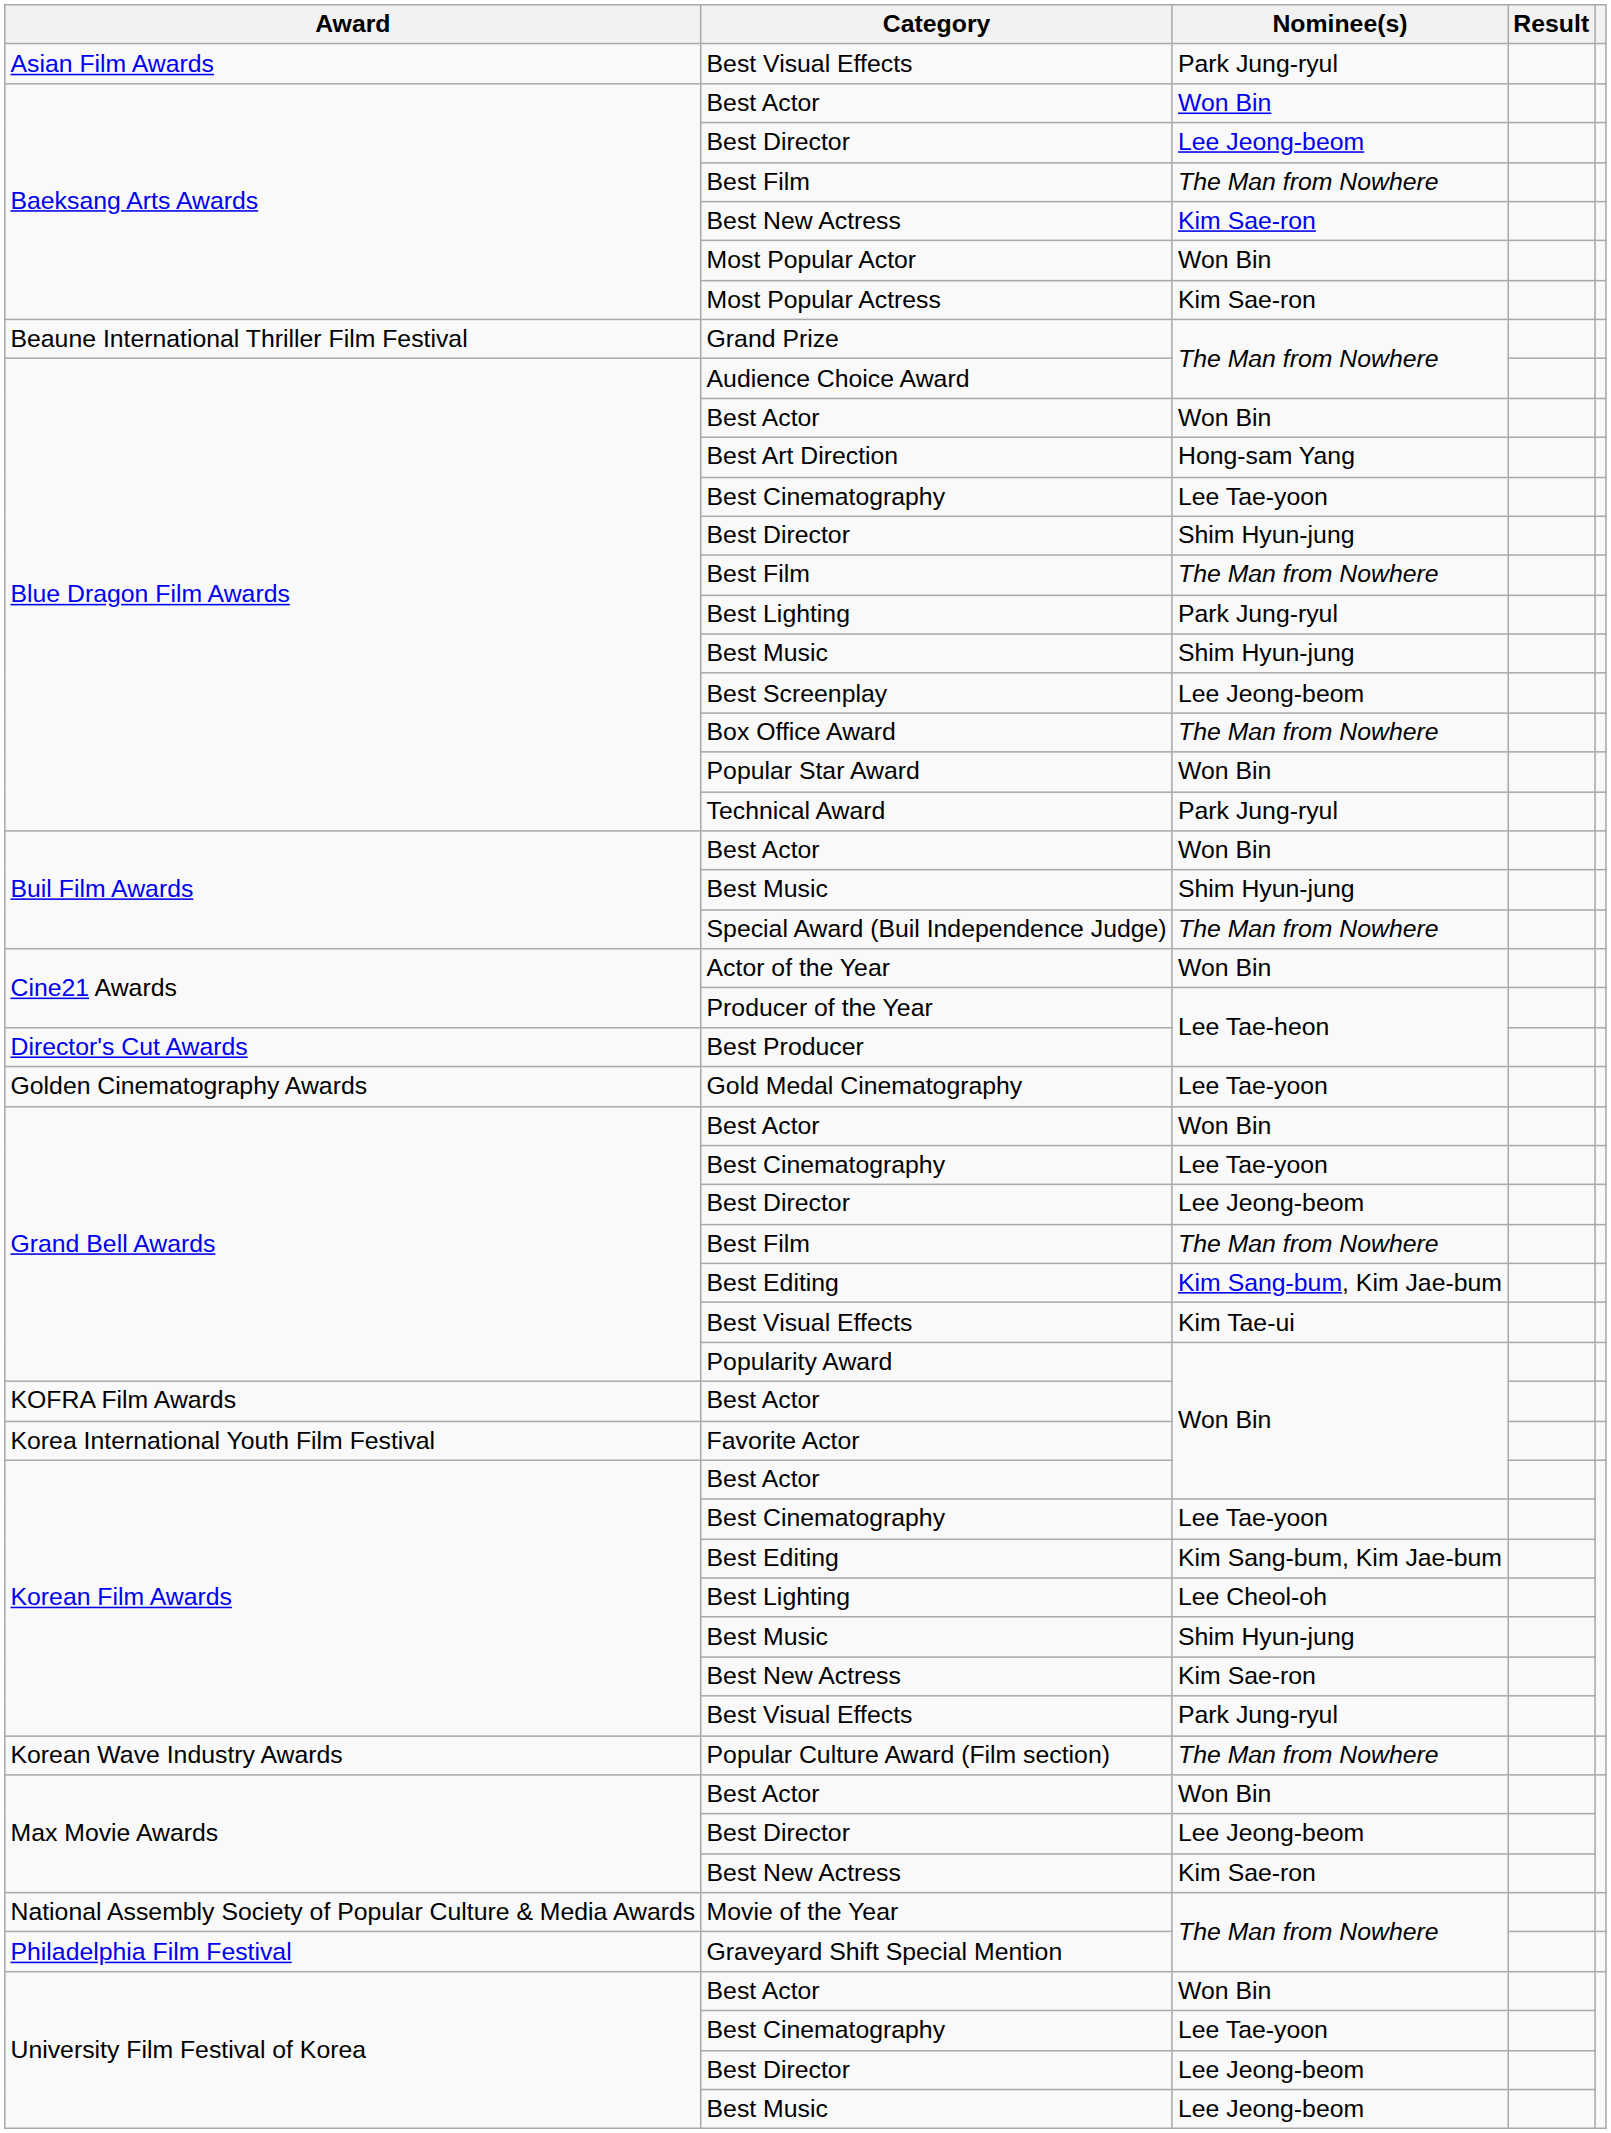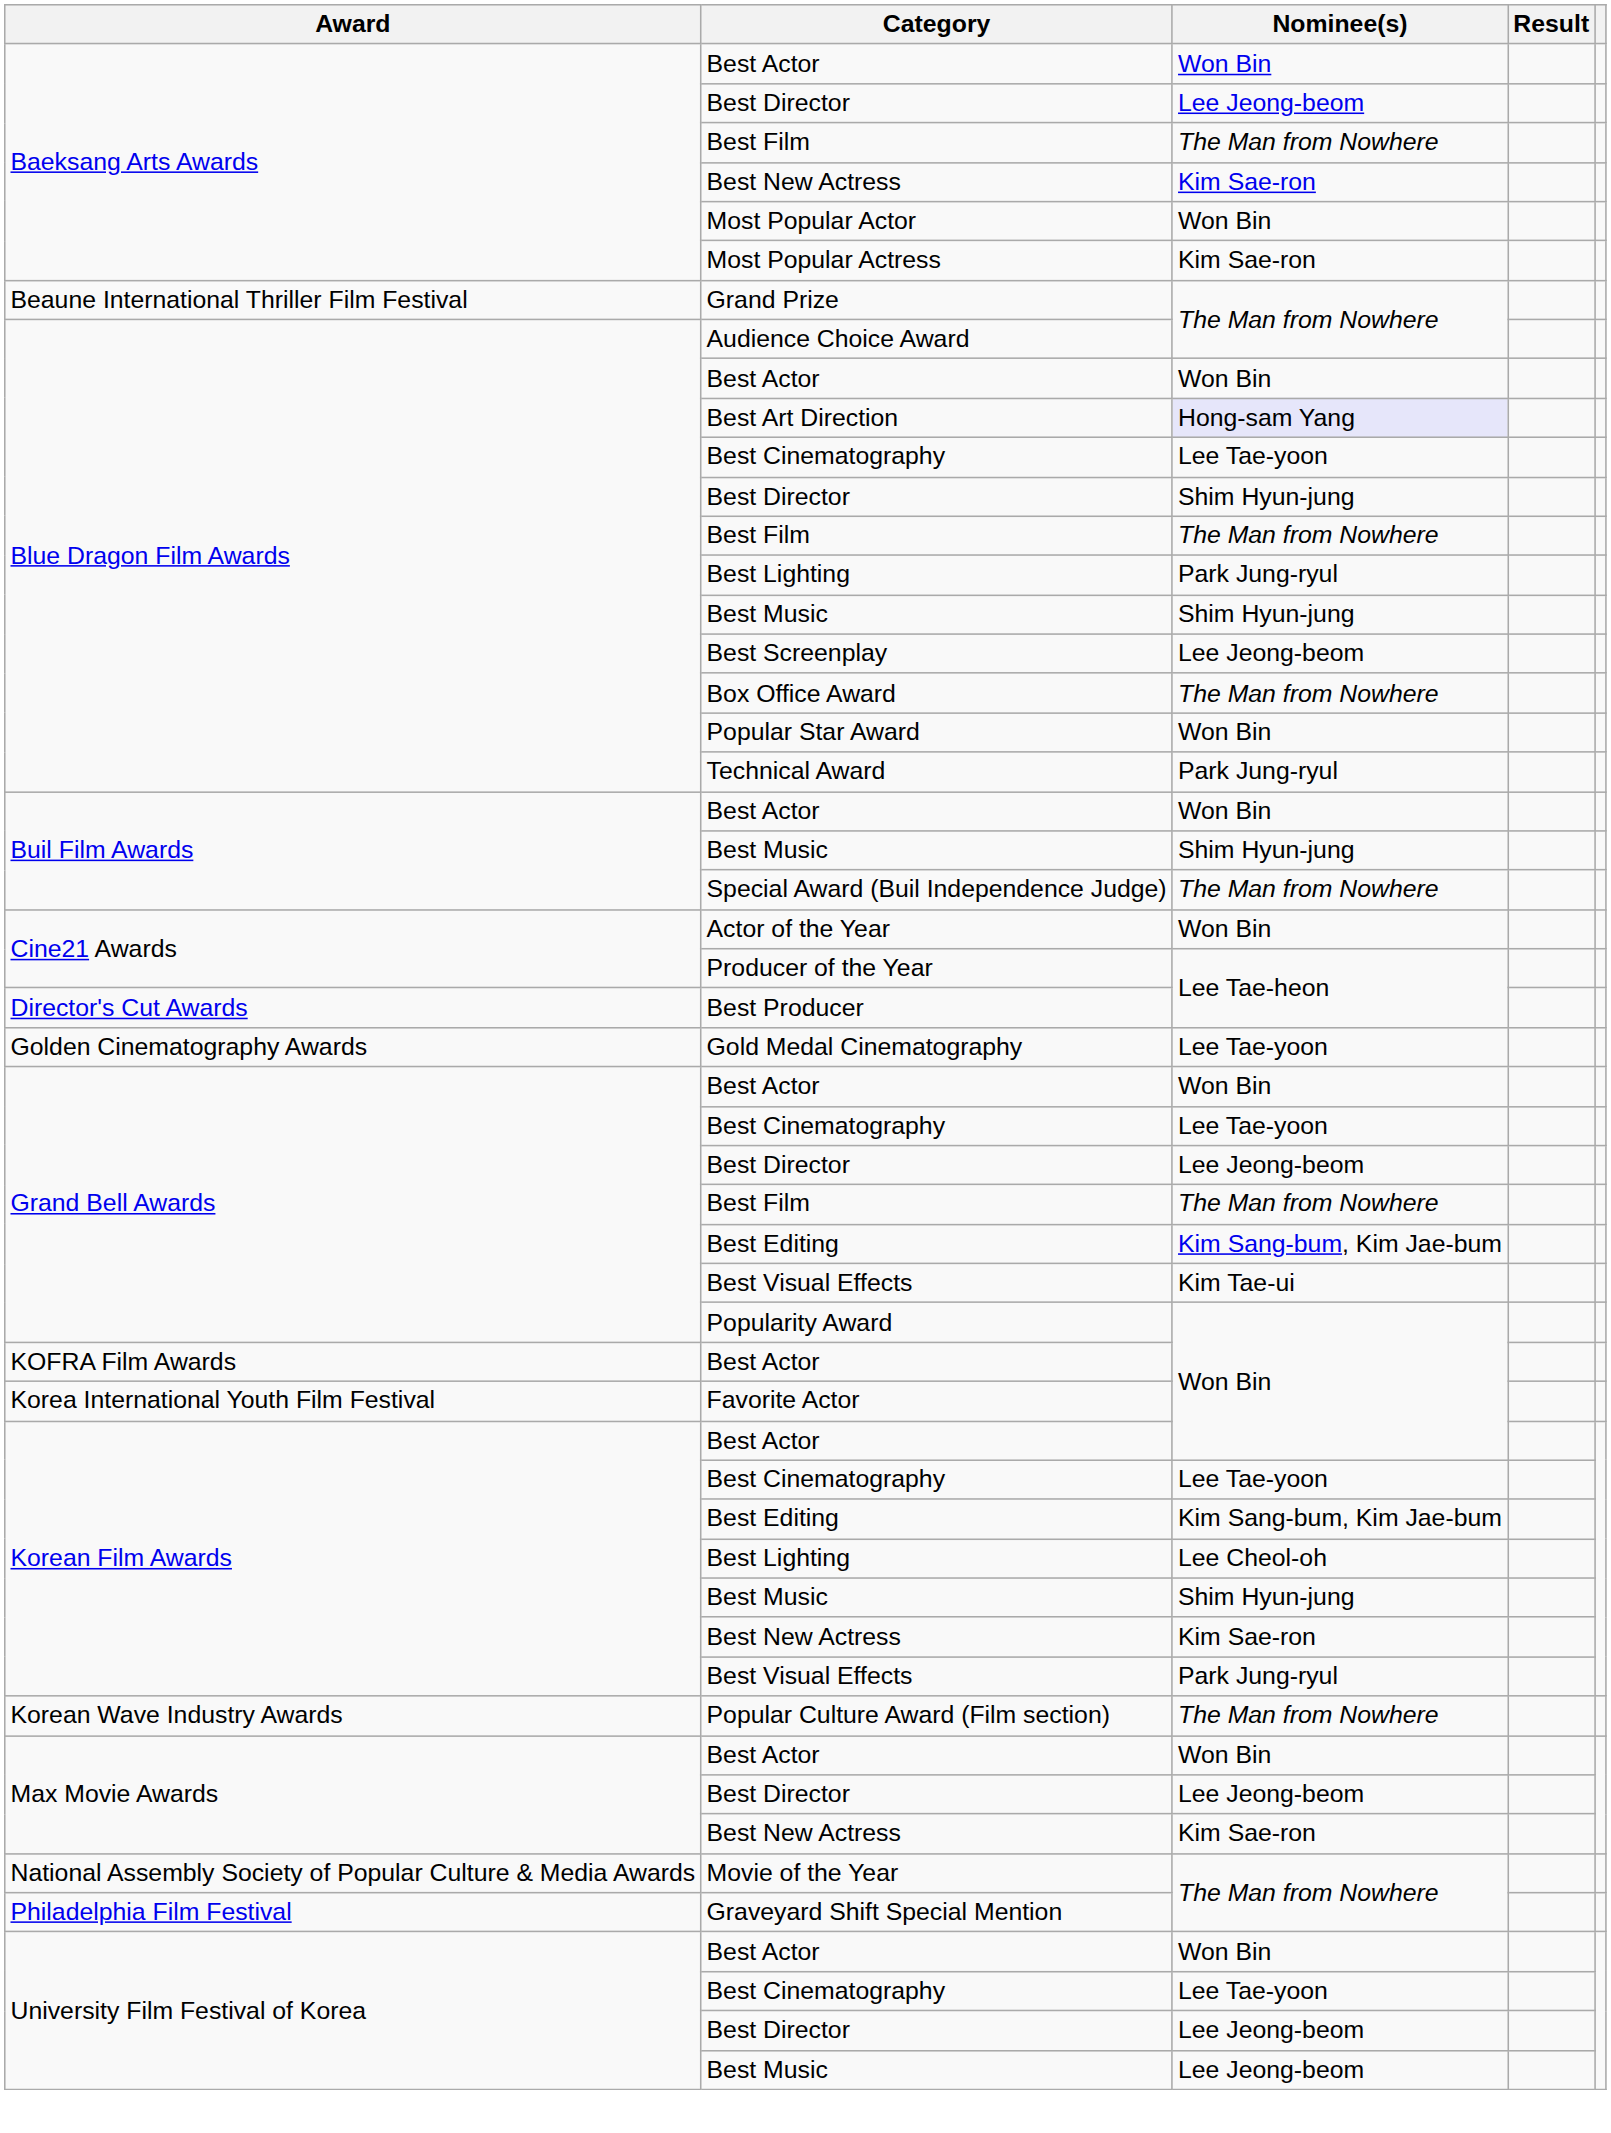- row: (112, 63)
(1266, 456) no background -> (1266, 417) lavender background
